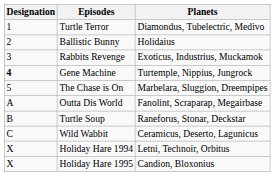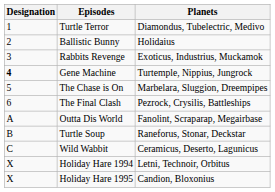+ row: (90, 103)
